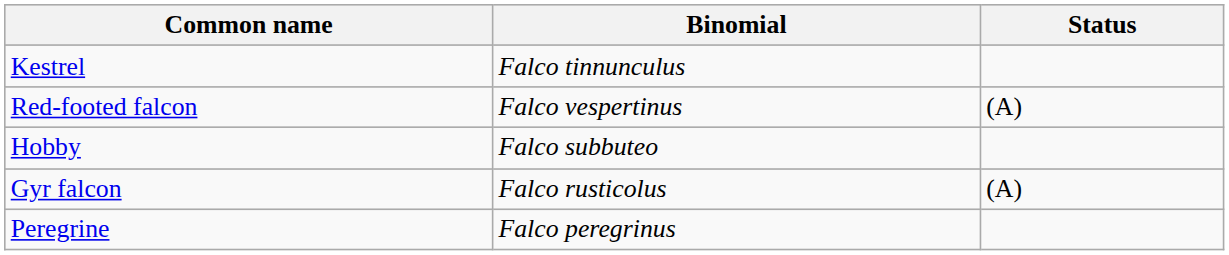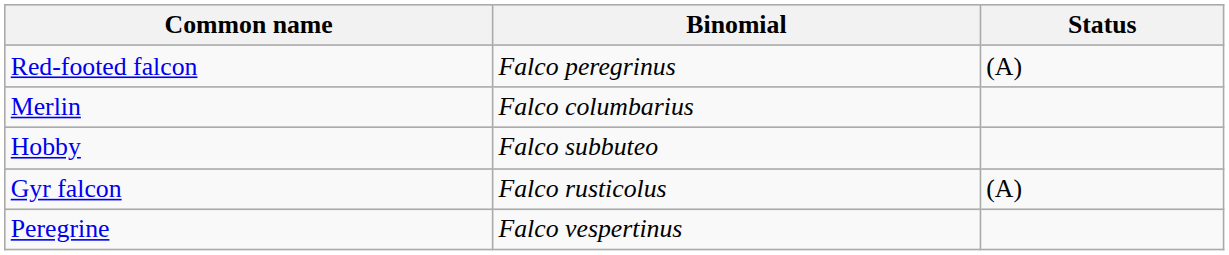- row: (48, 65)
(590, 106) Falco vespertinus -> (587, 65) Falco peregrinus
+ row: (46, 106)
(587, 229) Falco peregrinus -> (590, 229) Falco vespertinus
